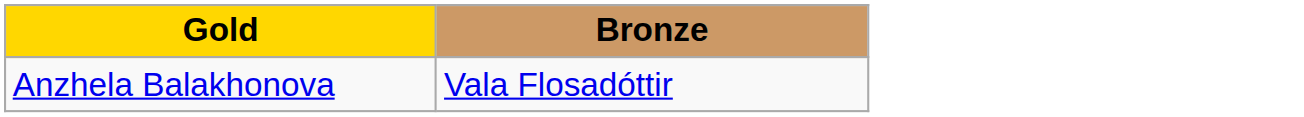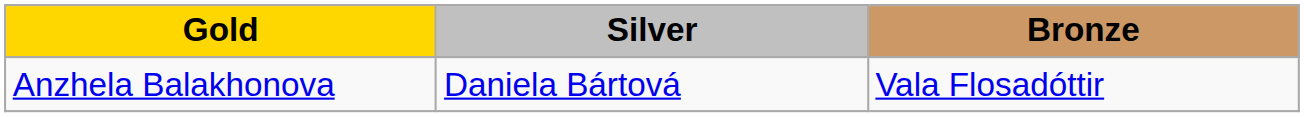+ column: (652, 30)
